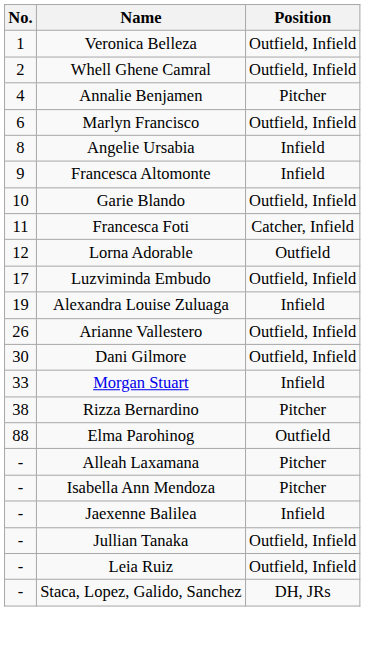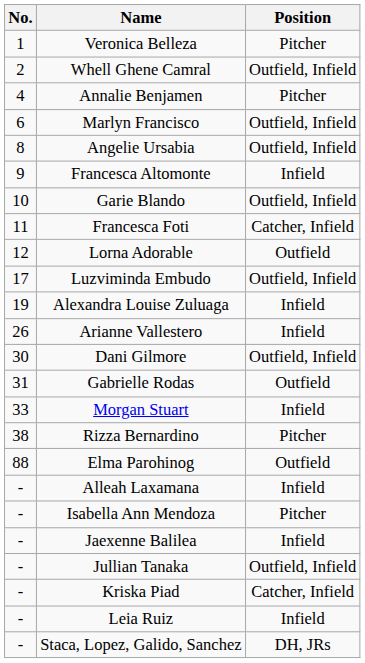(303, 43) Outfield, Infield -> (303, 43) Pitcher
(303, 148) Infield -> (303, 148) Outfield, Infield
(303, 331) Outfield, Infield -> (303, 331) Infield
+ row: (141, 383)
(303, 461) Pitcher -> (303, 488) Infield
+ row: (141, 592)
(303, 566) Outfield, Infield -> (303, 618) Infield
